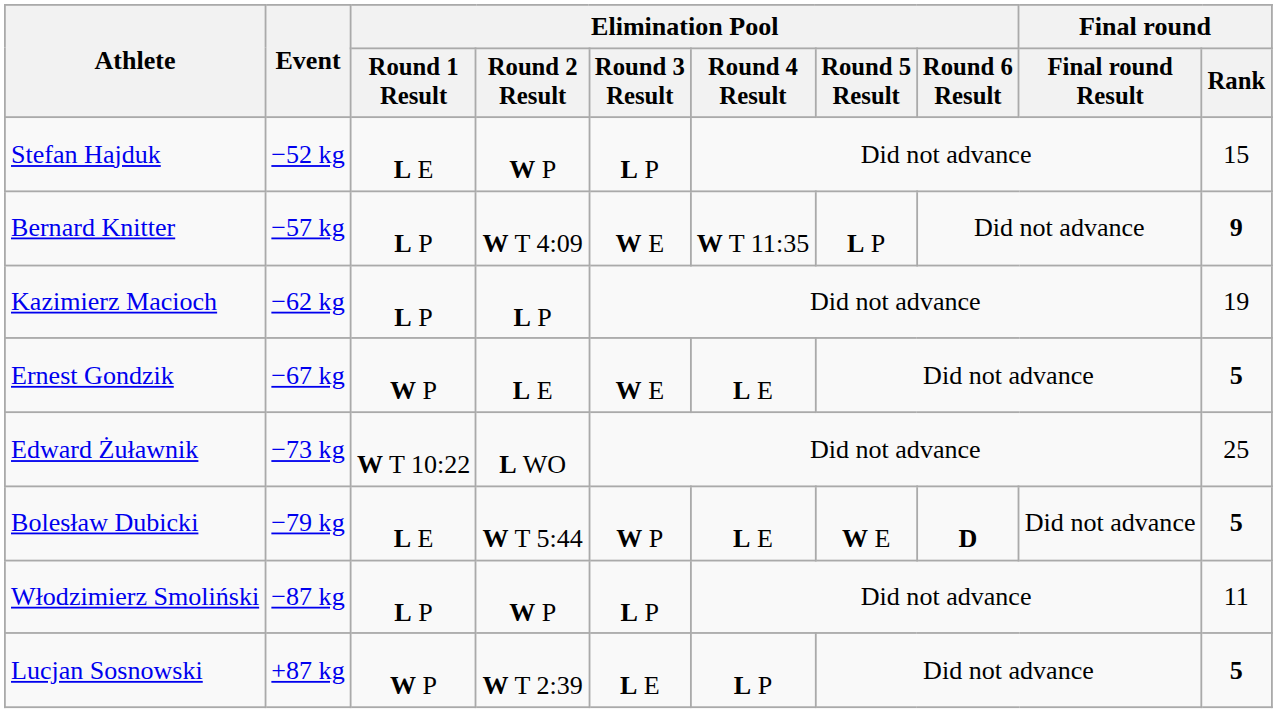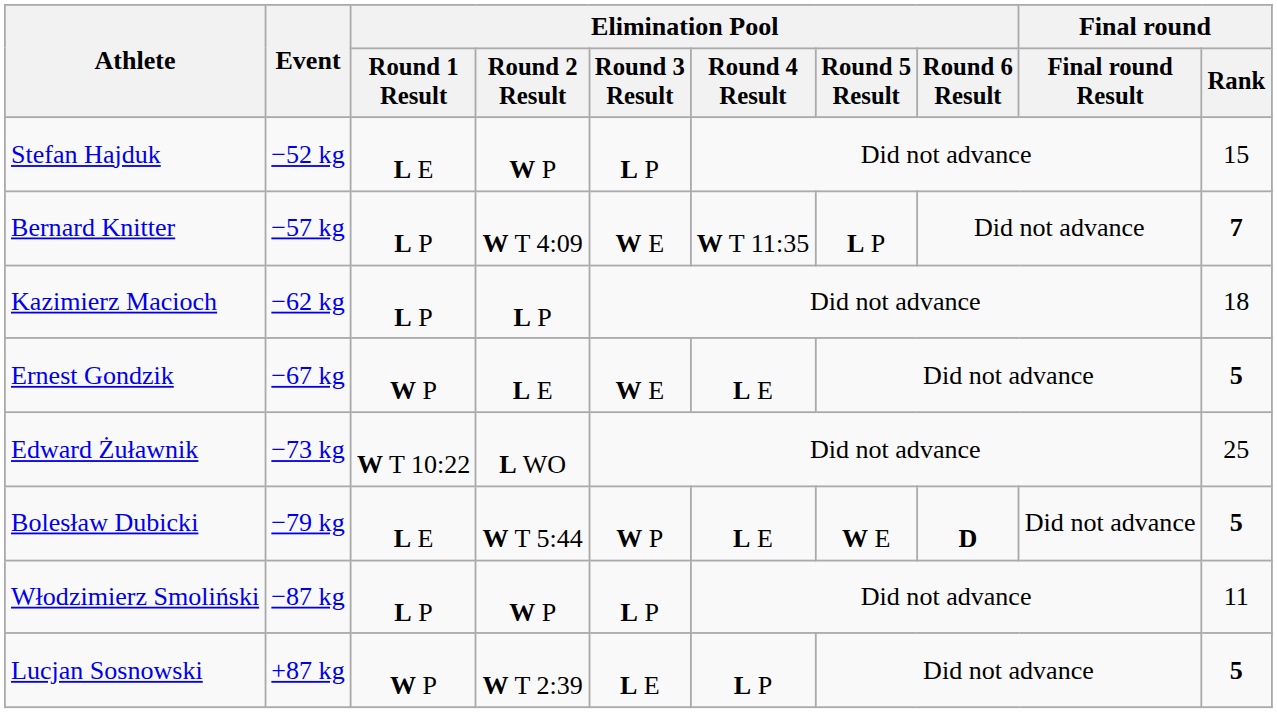(1236, 228) 9 -> (1236, 228) 7
(1236, 301) 19 -> (1236, 301) 18
